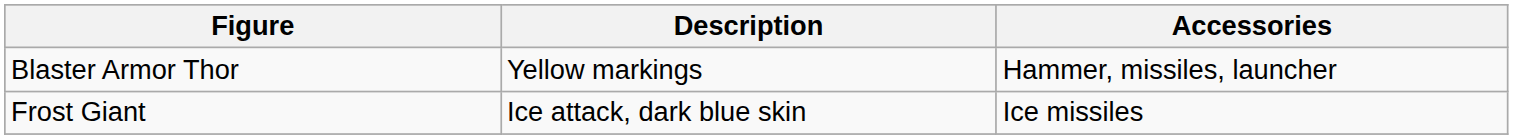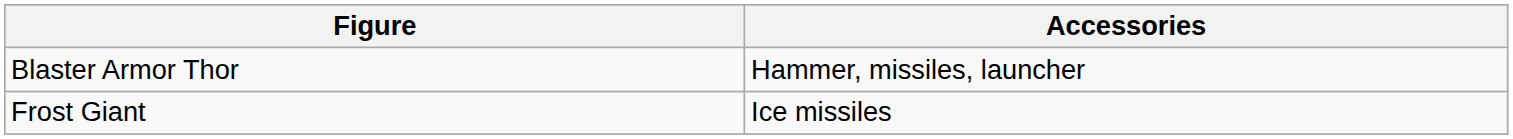- column: (749, 26)
